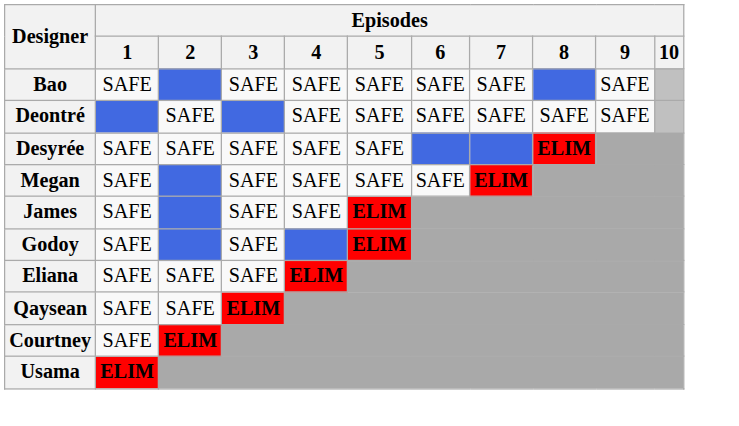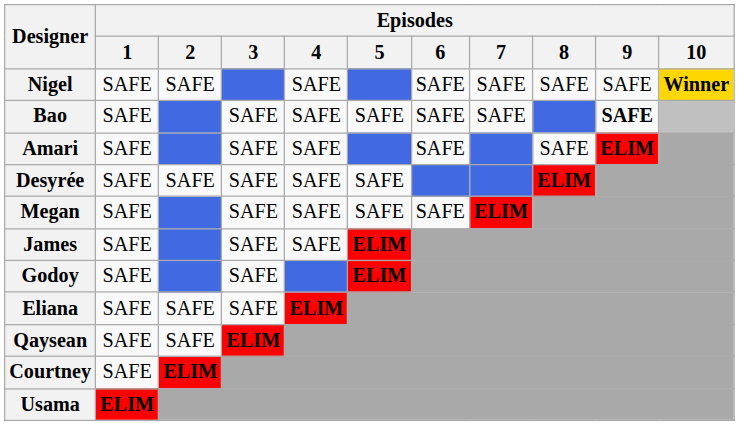+ row: (50, 84)
(625, 84) normal -> (627, 116) bold
- row: (50, 116)
+ row: (50, 148)
